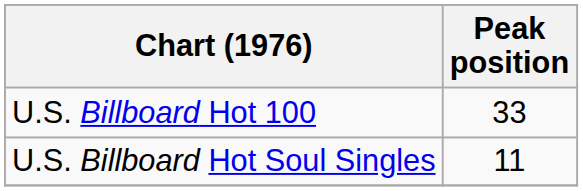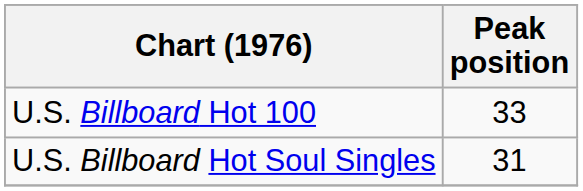(509, 160) 11 -> (509, 160) 31
